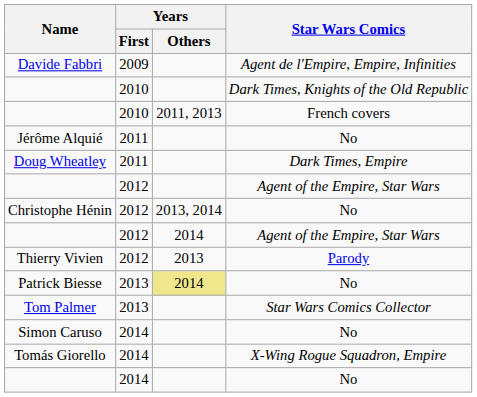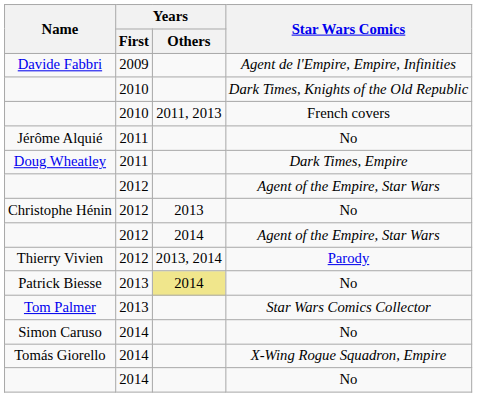(189, 210) 2013, 2014 -> (189, 210) 2013
(189, 259) 2013 -> (189, 259) 2013, 2014
